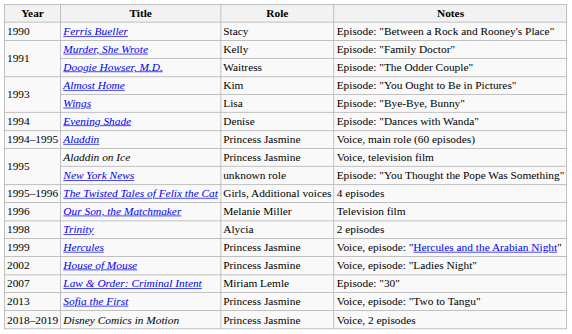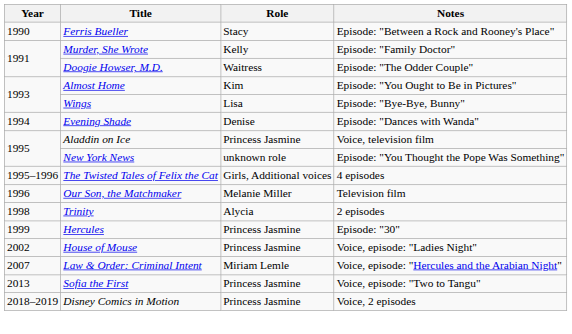- row: (81, 139)
(449, 247) Voice, episode: "Hercules and the Arabian Night" -> (368, 229) Episode: "30"
(368, 283) Episode: "30" -> (449, 265) Voice, episode: "Hercules and the Arabian Night"
